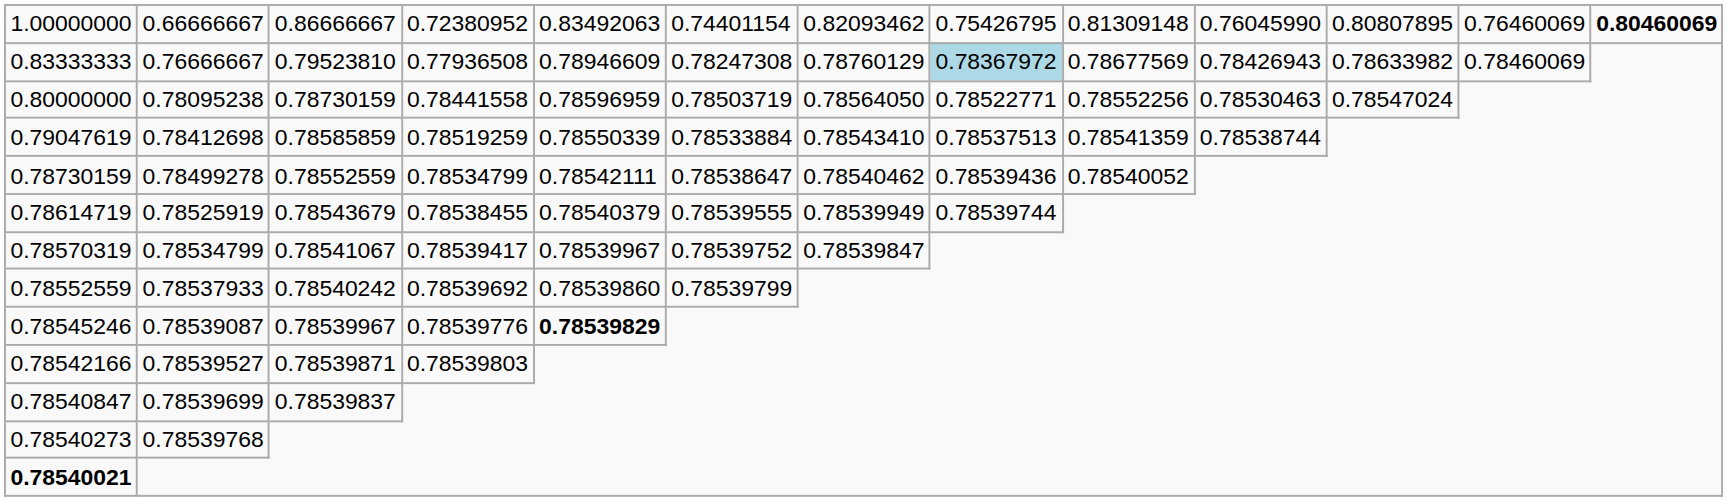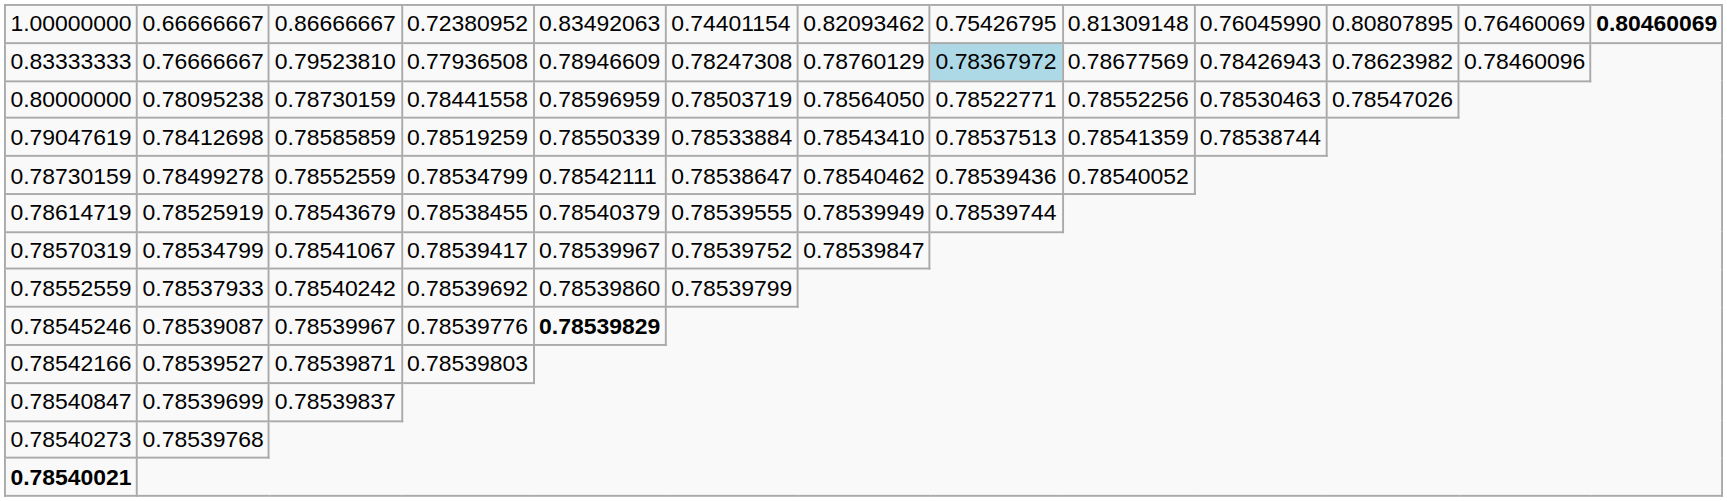(1393, 62) 0.78633982 -> (1393, 62) 0.78623982
(1525, 62) 0.78460069 -> (1525, 62) 0.78460096
(1393, 99) 0.78547024 -> (1393, 99) 0.78547026
